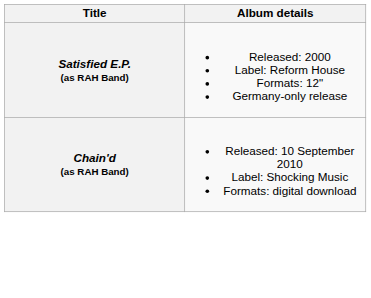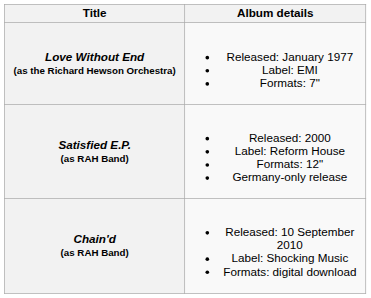+ row: (95, 63)
